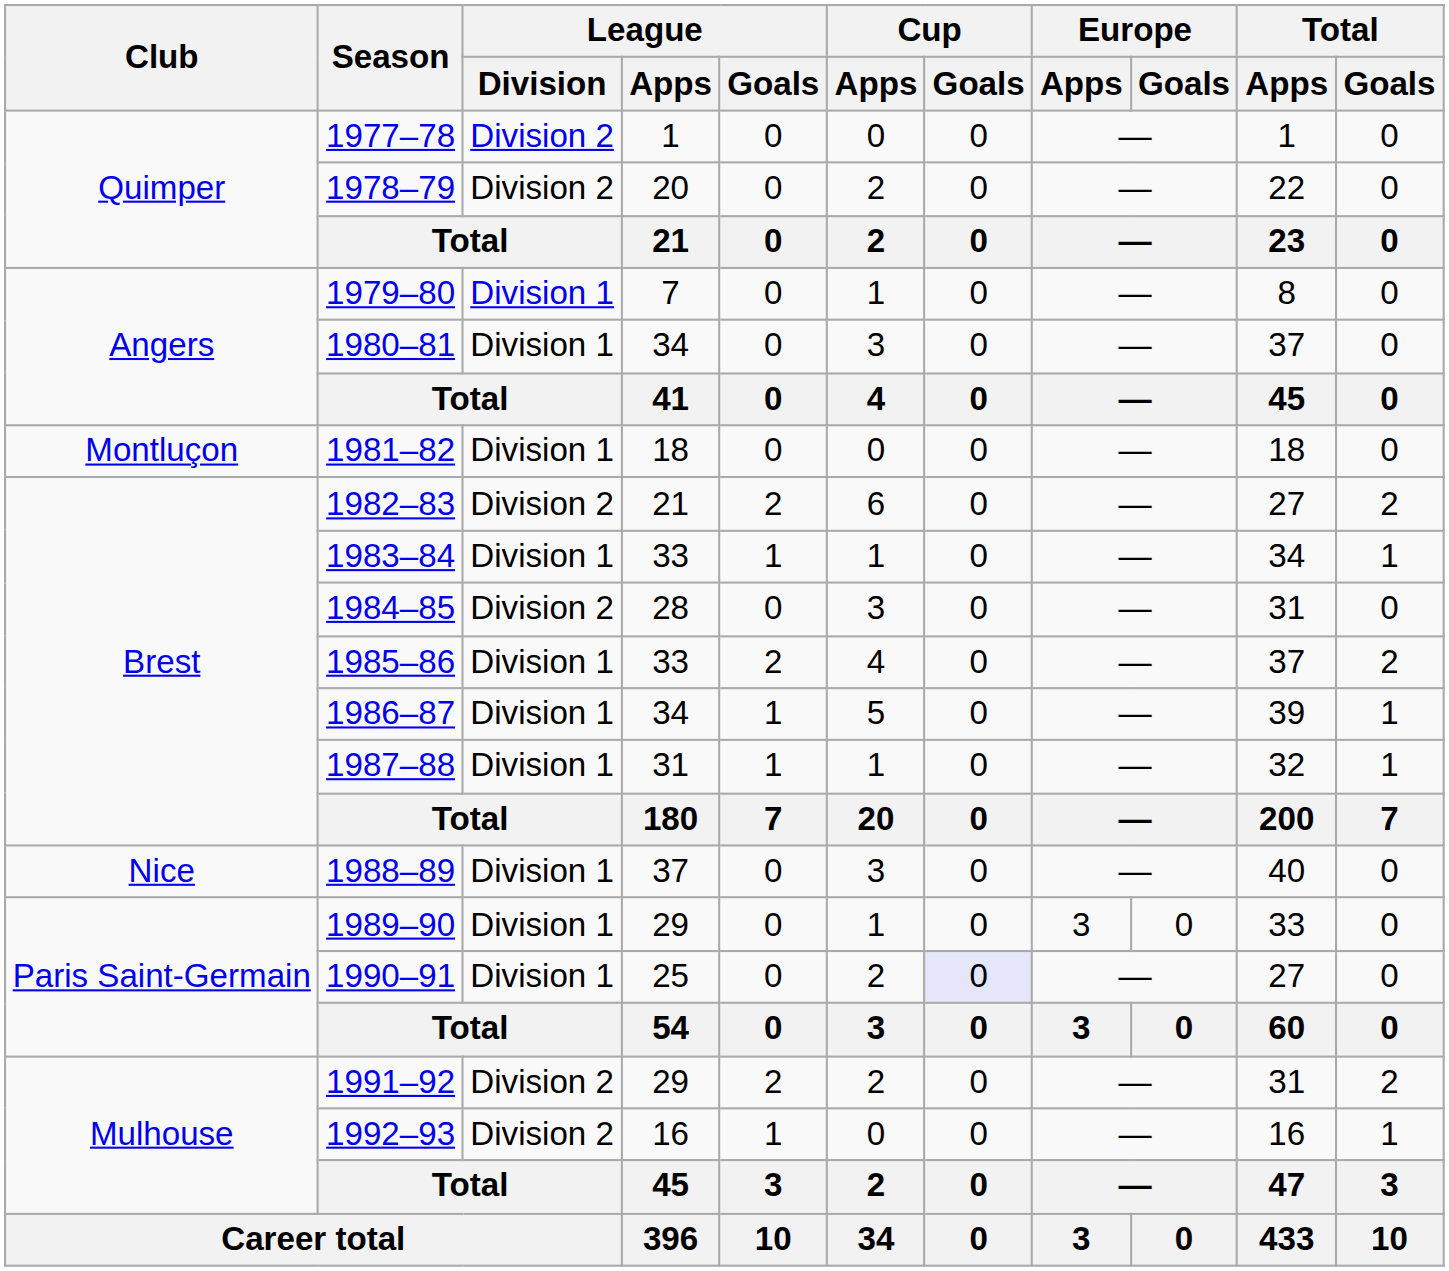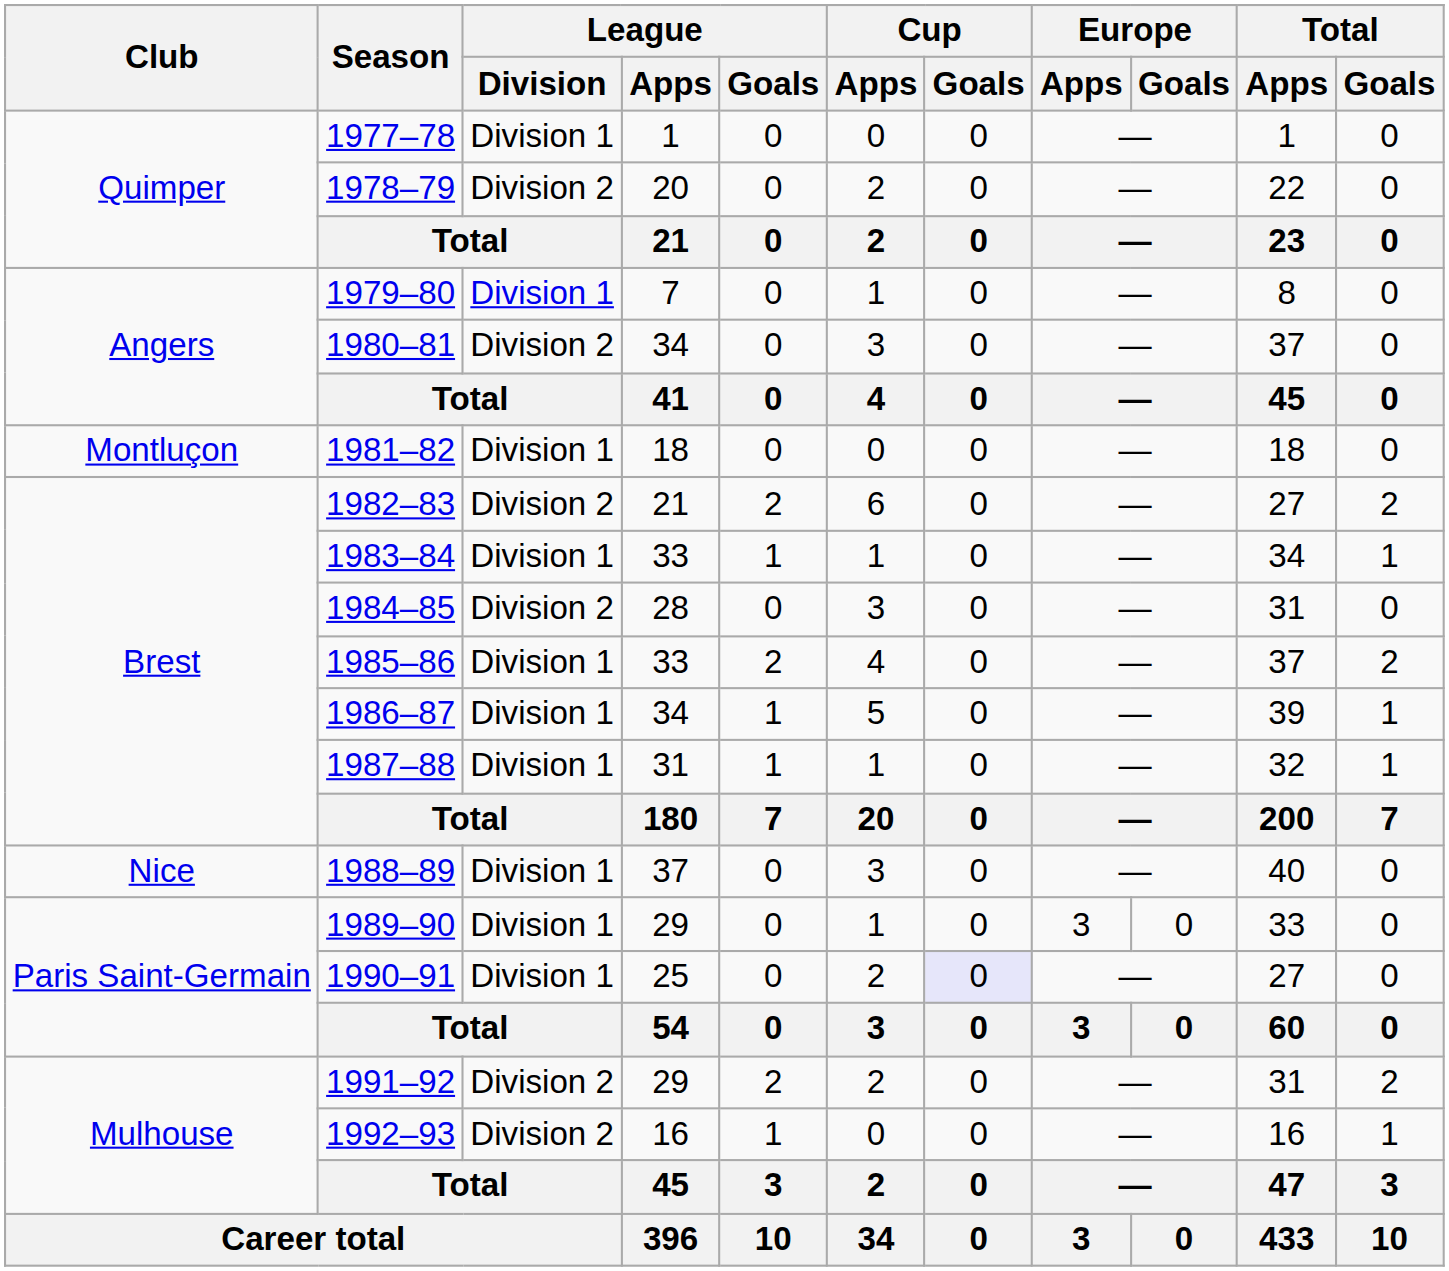(542, 135) Division 2 -> (542, 135) Division 1
(542, 345) Division 1 -> (542, 345) Division 2
